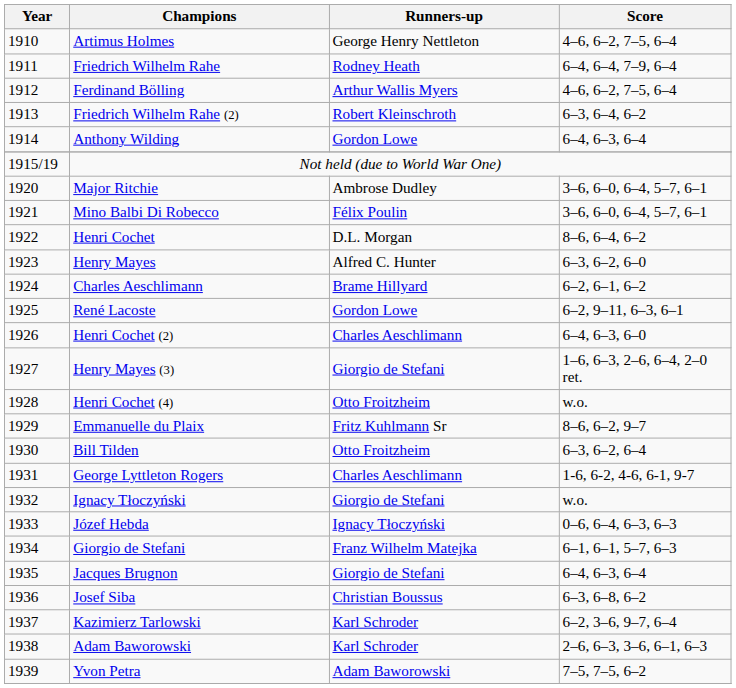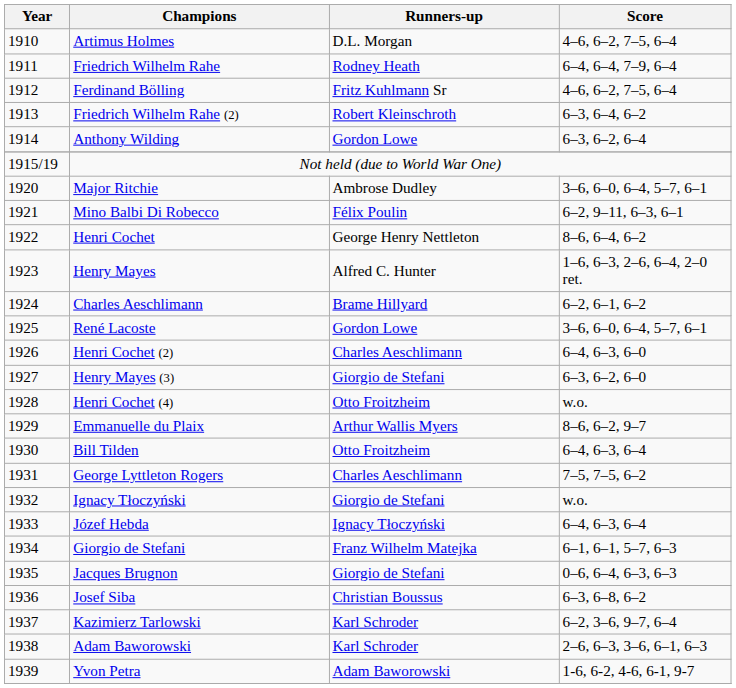(406, 40) George Henry Nettleton -> (372, 40) D.L. Morgan
(395, 89) Arthur Wallis Myers -> (389, 89) Fritz Kuhlmann Sr
(604, 138) 6–4, 6–3, 6–4 -> (604, 138) 6–3, 6–2, 6–4
(635, 212) 3–6, 6–0, 6–4, 5–7, 6–1 -> (623, 212) 6–2, 9–11, 6–3, 6–1
(372, 236) D.L. Morgan -> (406, 236) George Henry Nettleton
(604, 261) 6–3, 6–2, 6–0 -> (635, 270) 1–6, 6–3, 2–6, 6–4, 2–0 ret.
(623, 310) 6–2, 9–11, 6–3, 6–1 -> (635, 327) 3–6, 6–0, 6–4, 5–7, 6–1
(635, 368) 1–6, 6–3, 2–6, 6–4, 2–0 ret. -> (604, 376) 6–3, 6–2, 6–0
(389, 425) Fritz Kuhlmann Sr -> (395, 425) Arthur Wallis Myers
(604, 450) 6–3, 6–2, 6–4 -> (604, 450) 6–4, 6–3, 6–4
(628, 474) 1-6, 6-2, 4-6, 6-1, 9-7 -> (604, 474) 7–5, 7–5, 6–2
(620, 523) 0–6, 6–4, 6–3, 6–3 -> (604, 523) 6–4, 6–3, 6–4
(604, 572) 6–4, 6–3, 6–4 -> (620, 572) 0–6, 6–4, 6–3, 6–3
(604, 670) 7–5, 7–5, 6–2 -> (628, 670) 1-6, 6-2, 4-6, 6-1, 9-7
